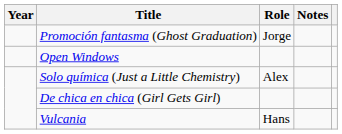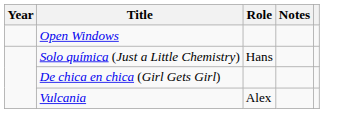- row: (148, 35)
(276, 77) Alex -> (259, 56) Hans
(276, 118) Hans -> (259, 98) Alex
